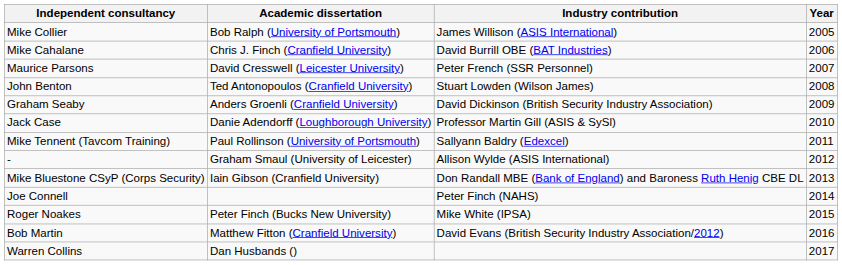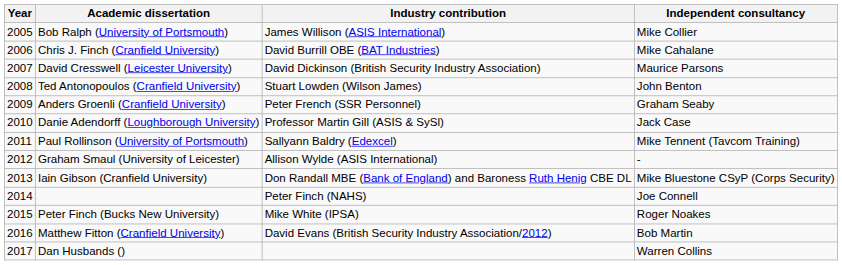columns swapped: (822, 13) <-> (106, 13)
(515, 68) Peter French (SSR Personnel) -> (403, 68) David Dickinson (British Security Industry Association)
(575, 104) David Dickinson (British Security Industry Association) -> (343, 104) Peter French (SSR Personnel)
